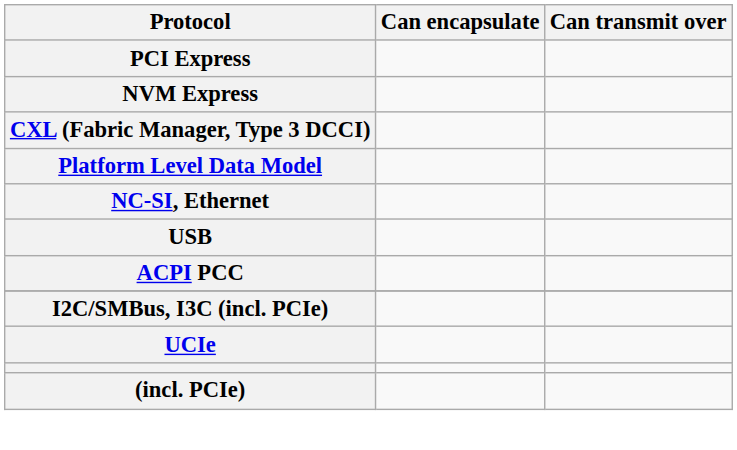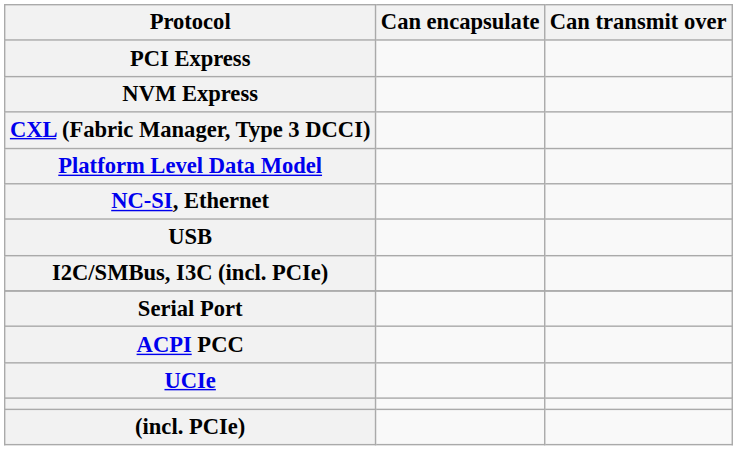rows swapped: (190, 308) <-> (190, 272)
+ row: (190, 308)
